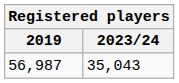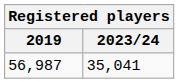(114, 65) 35,043 -> (114, 65) 35,041
